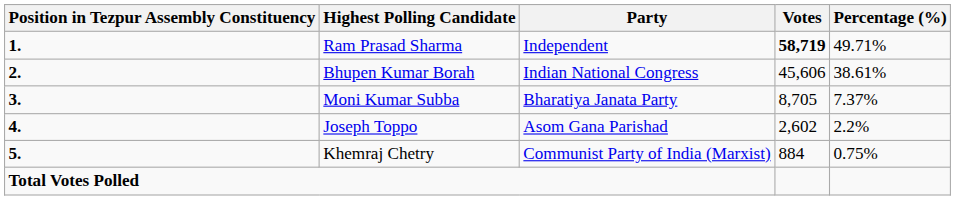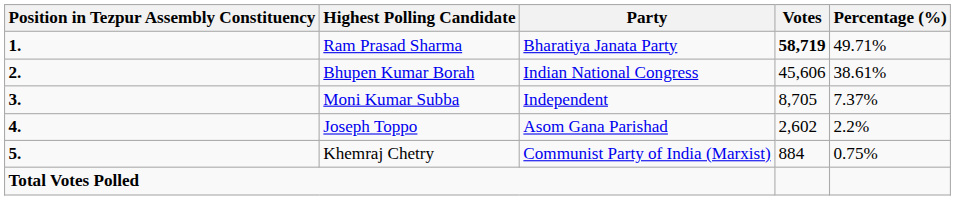(566, 45) Independent -> (600, 45) Bharatiya Janata Party
(600, 99) Bharatiya Janata Party -> (566, 99) Independent
